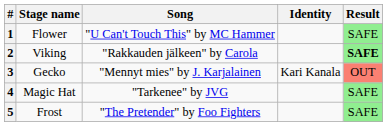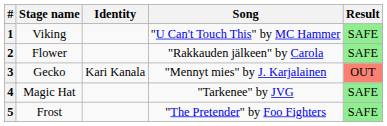columns swapped: (180, 14) <-> (311, 14)
(49, 33) Flower -> (49, 33) Viking
(49, 53) Viking -> (49, 53) Flower
(363, 53) bold -> (363, 53) normal
